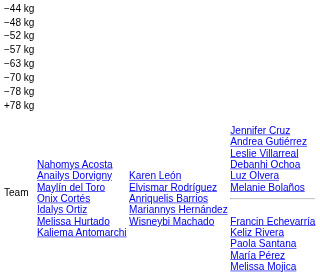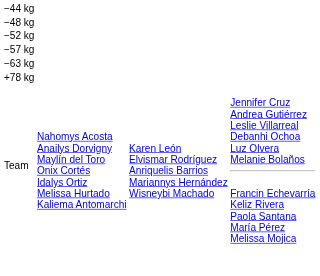- row: (19, 78)
- row: (19, 91)
